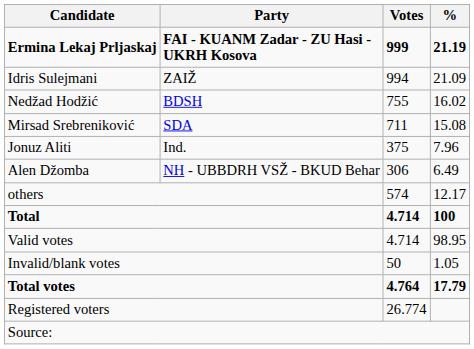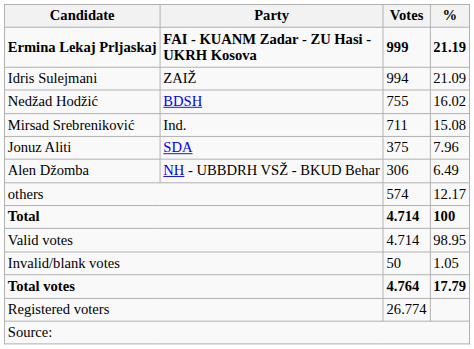(178, 124) SDA -> (175, 124) Ind.
(175, 147) Ind. -> (178, 147) SDA
